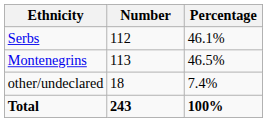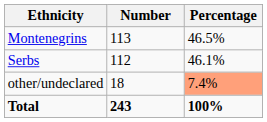rows swapped: (47, 60) <-> (24, 38)
(203, 83) no background -> (203, 83) lightsalmon background
